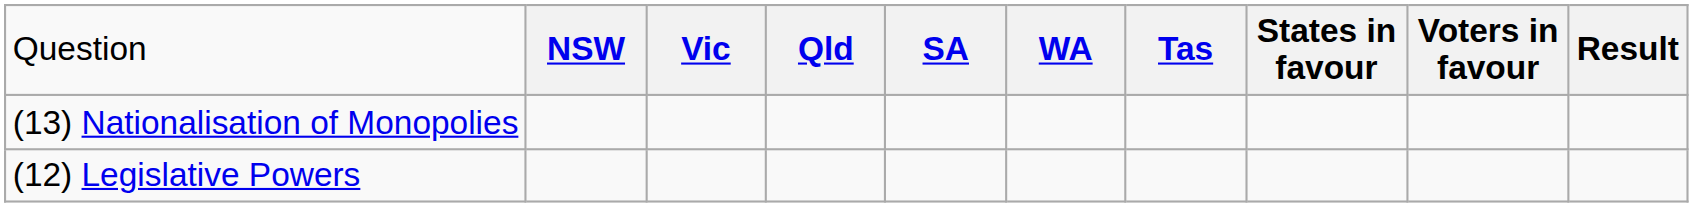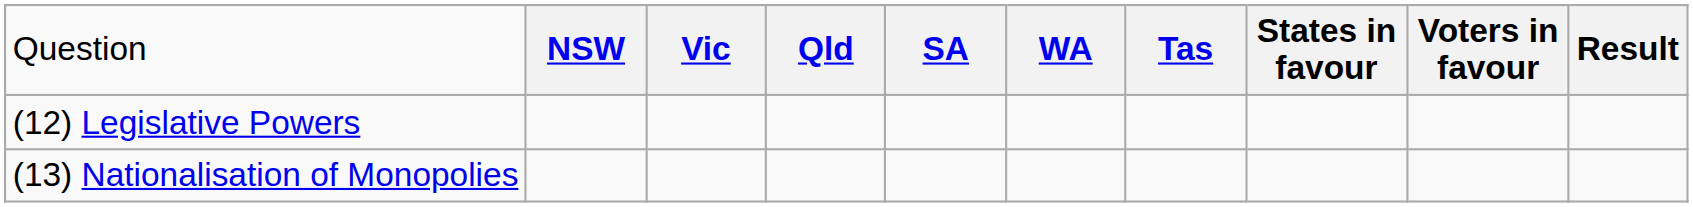rows swapped: (187, 174) <-> (266, 121)
